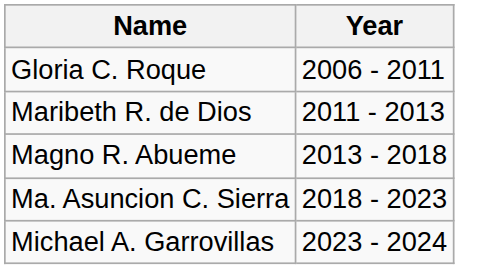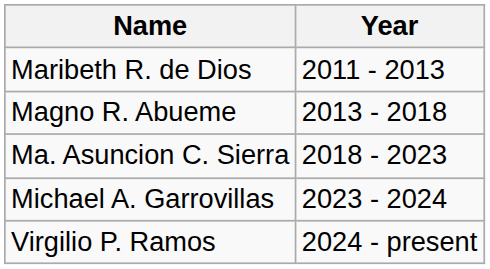- row: (109, 69)
+ row: (113, 241)
